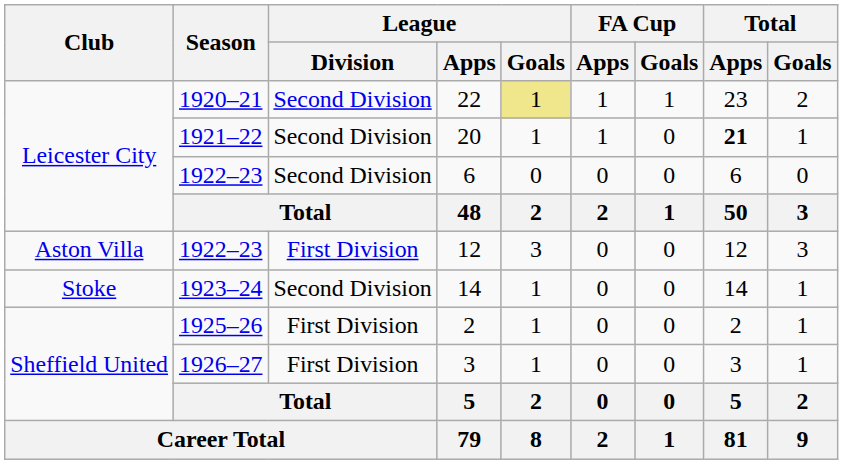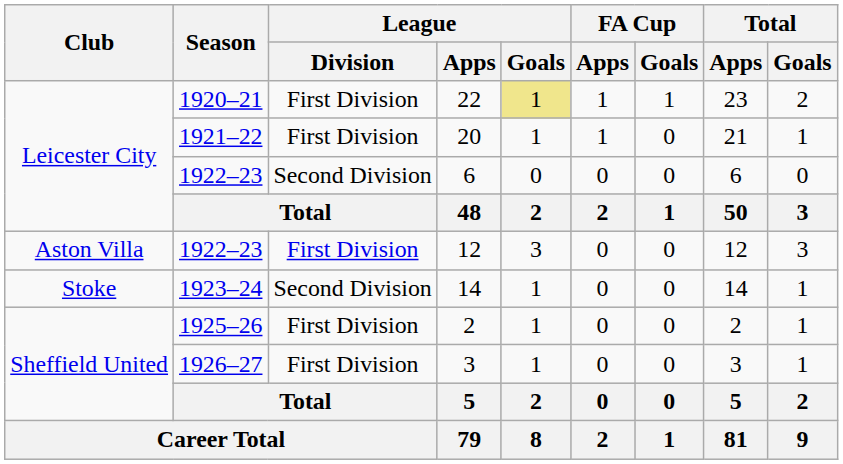(353, 99) Second Division -> (353, 99) First Division
(353, 136) Second Division -> (353, 136) First Division
(736, 136) bold -> (736, 136) normal
